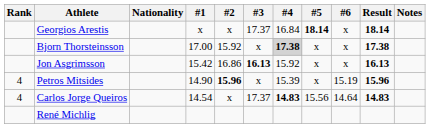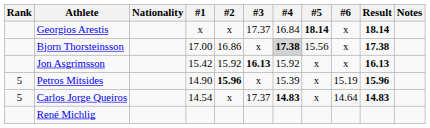(229, 47) 15.92 -> (229, 47) 16.86
(317, 47) x -> (317, 47) 15.56
(229, 64) 16.86 -> (229, 64) 15.92
(19, 81) 4 -> (19, 81) 5
(19, 98) 4 -> (19, 98) 5
(317, 98) 15.56 -> (317, 98) x
